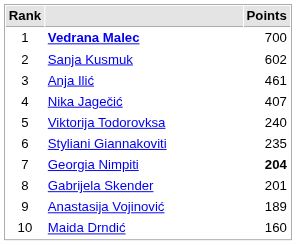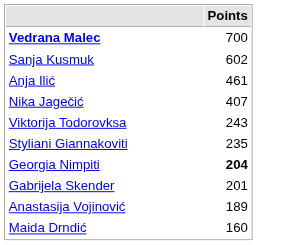- column: (25, 16)
(276, 123) 240 -> (237, 123) 243
